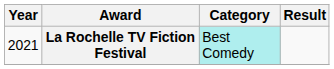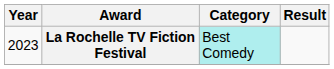(23, 45) 2021 -> (23, 45) 2023
